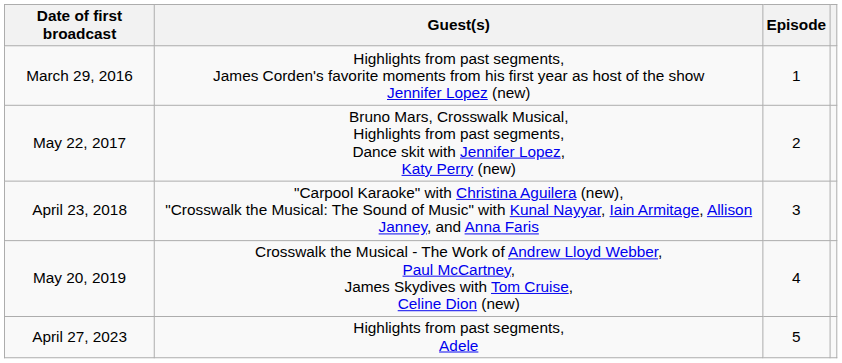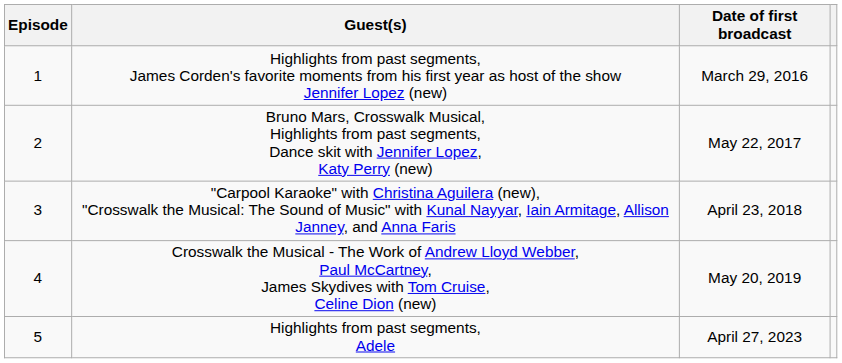columns swapped: (796, 25) <-> (80, 25)
